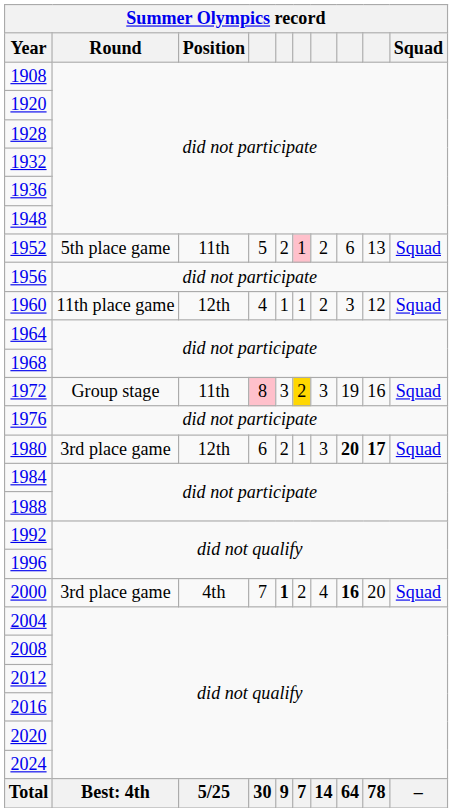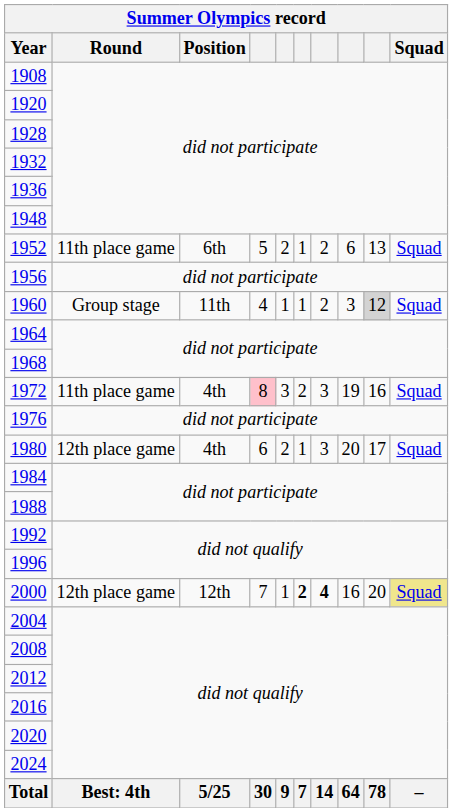(115, 248) 5th place game -> (116, 248) 11th place game
(214, 248) 11th -> (215, 248) 6th
(302, 248) pink background -> (302, 248) no background
(115, 305) 11th place game -> (116, 305) Group stage
(214, 305) 12th -> (215, 305) 11th
(376, 305) no background -> (377, 305) lightgrey background
(115, 391) Group stage -> (116, 391) 11th place game
(214, 391) 11th -> (215, 391) 4th
(302, 391) gold background -> (302, 391) no background
(115, 448) 3rd place game -> (116, 448) 12th place game
(214, 448) 12th -> (215, 448) 4th
(350, 448) bold -> (351, 448) normal
(376, 448) bold -> (377, 448) normal
(115, 592) 3rd place game -> (116, 592) 12th place game
(214, 592) 4th -> (215, 592) 12th
(284, 592) bold -> (285, 592) normal
(302, 592) normal -> (302, 592) bold
(324, 592) normal -> (324, 592) bold
(350, 592) bold -> (351, 592) normal
(418, 592) no background -> (419, 592) khaki background
